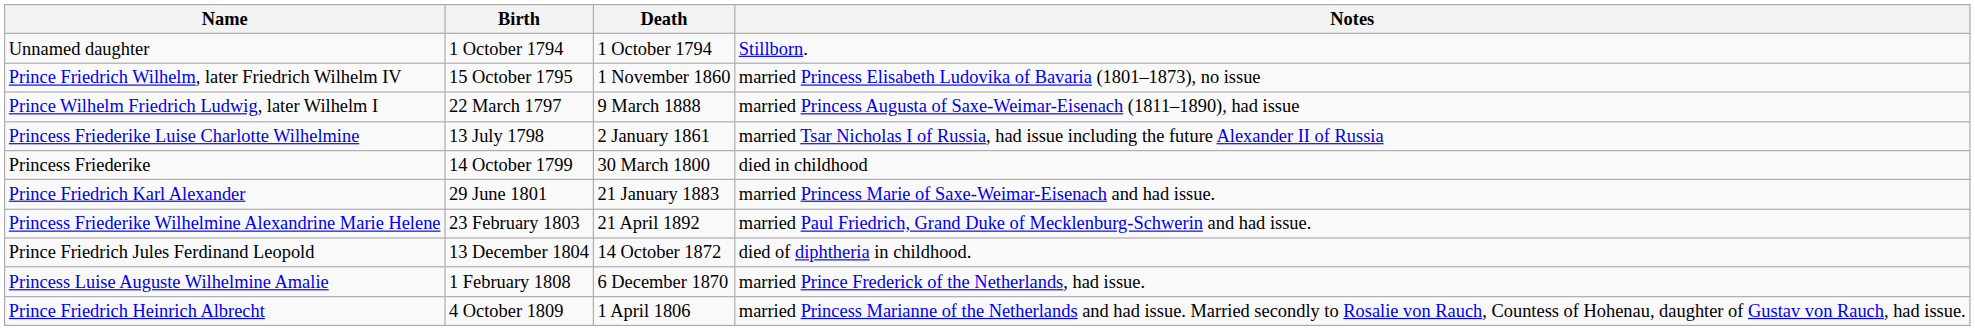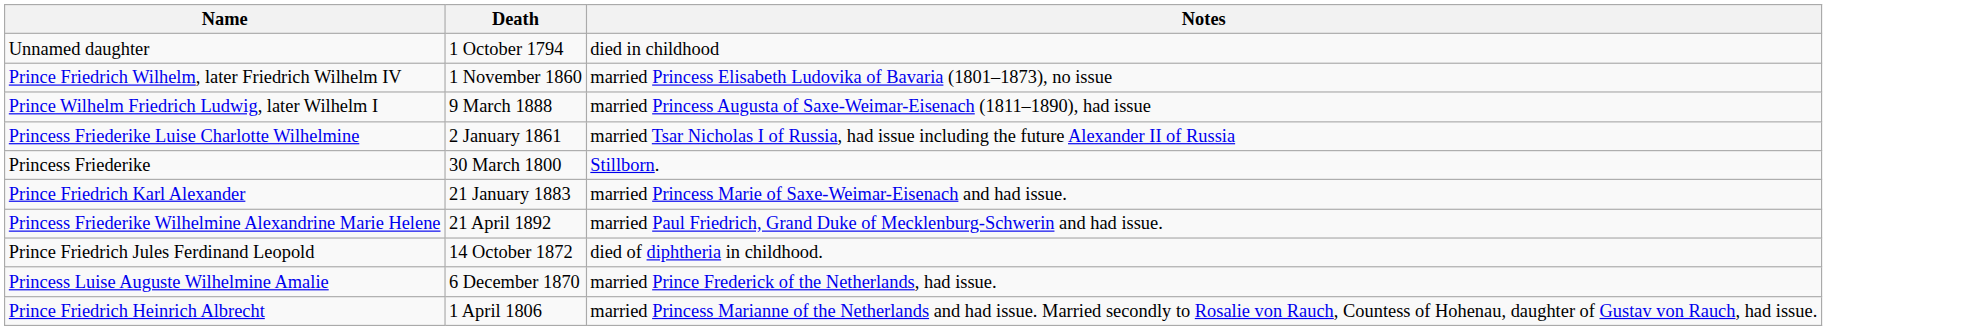- column: (519, 19)
(773, 48) Stillborn. -> (655, 48) died in childhood
(803, 164) died in childhood -> (625, 164) Stillborn.
